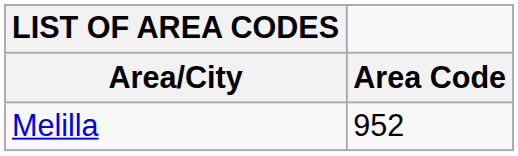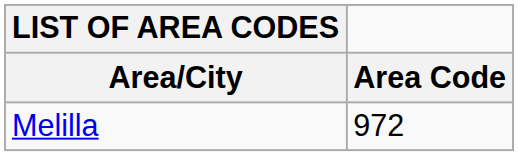(379, 125) 952 -> (379, 125) 972
